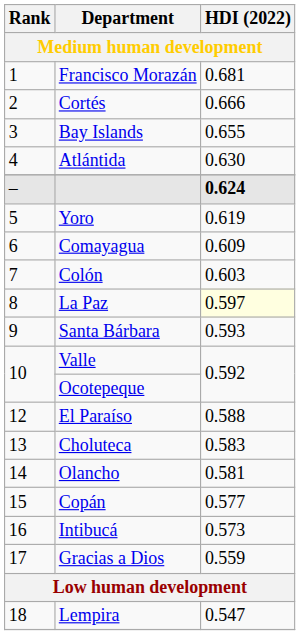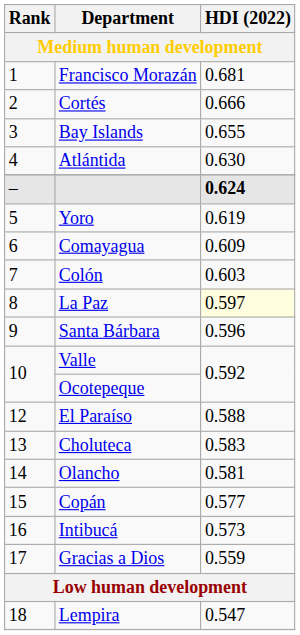(225, 331) 0.593 -> (225, 331) 0.596
